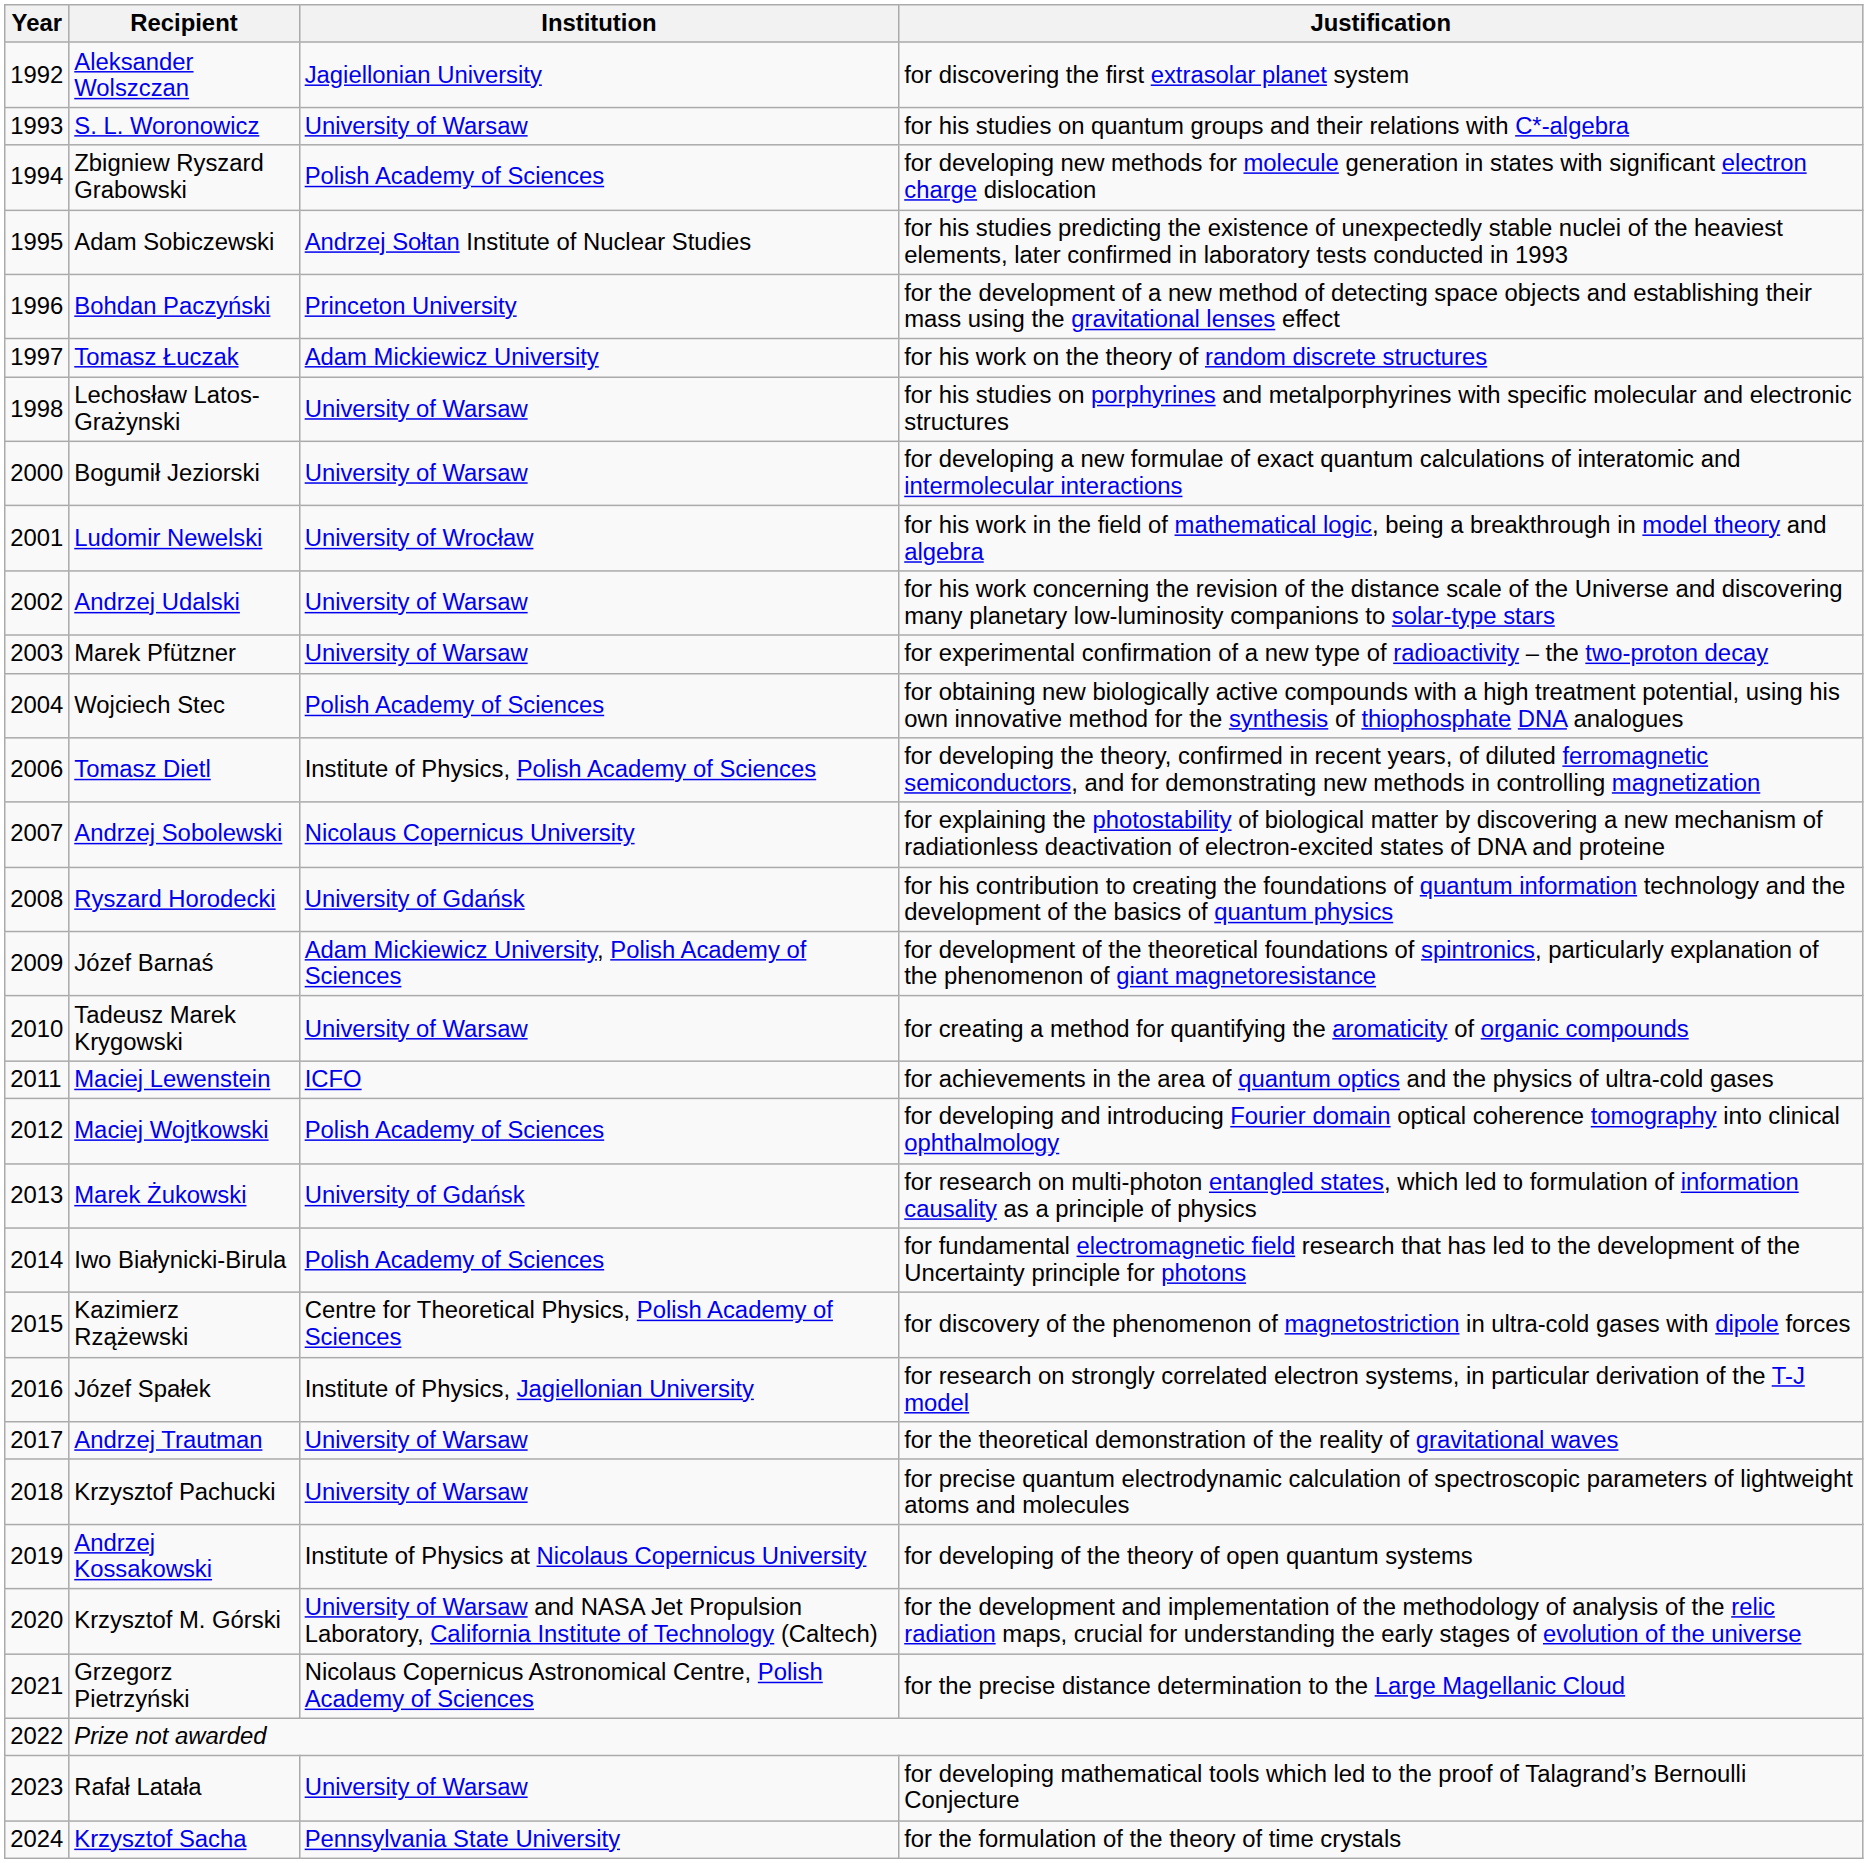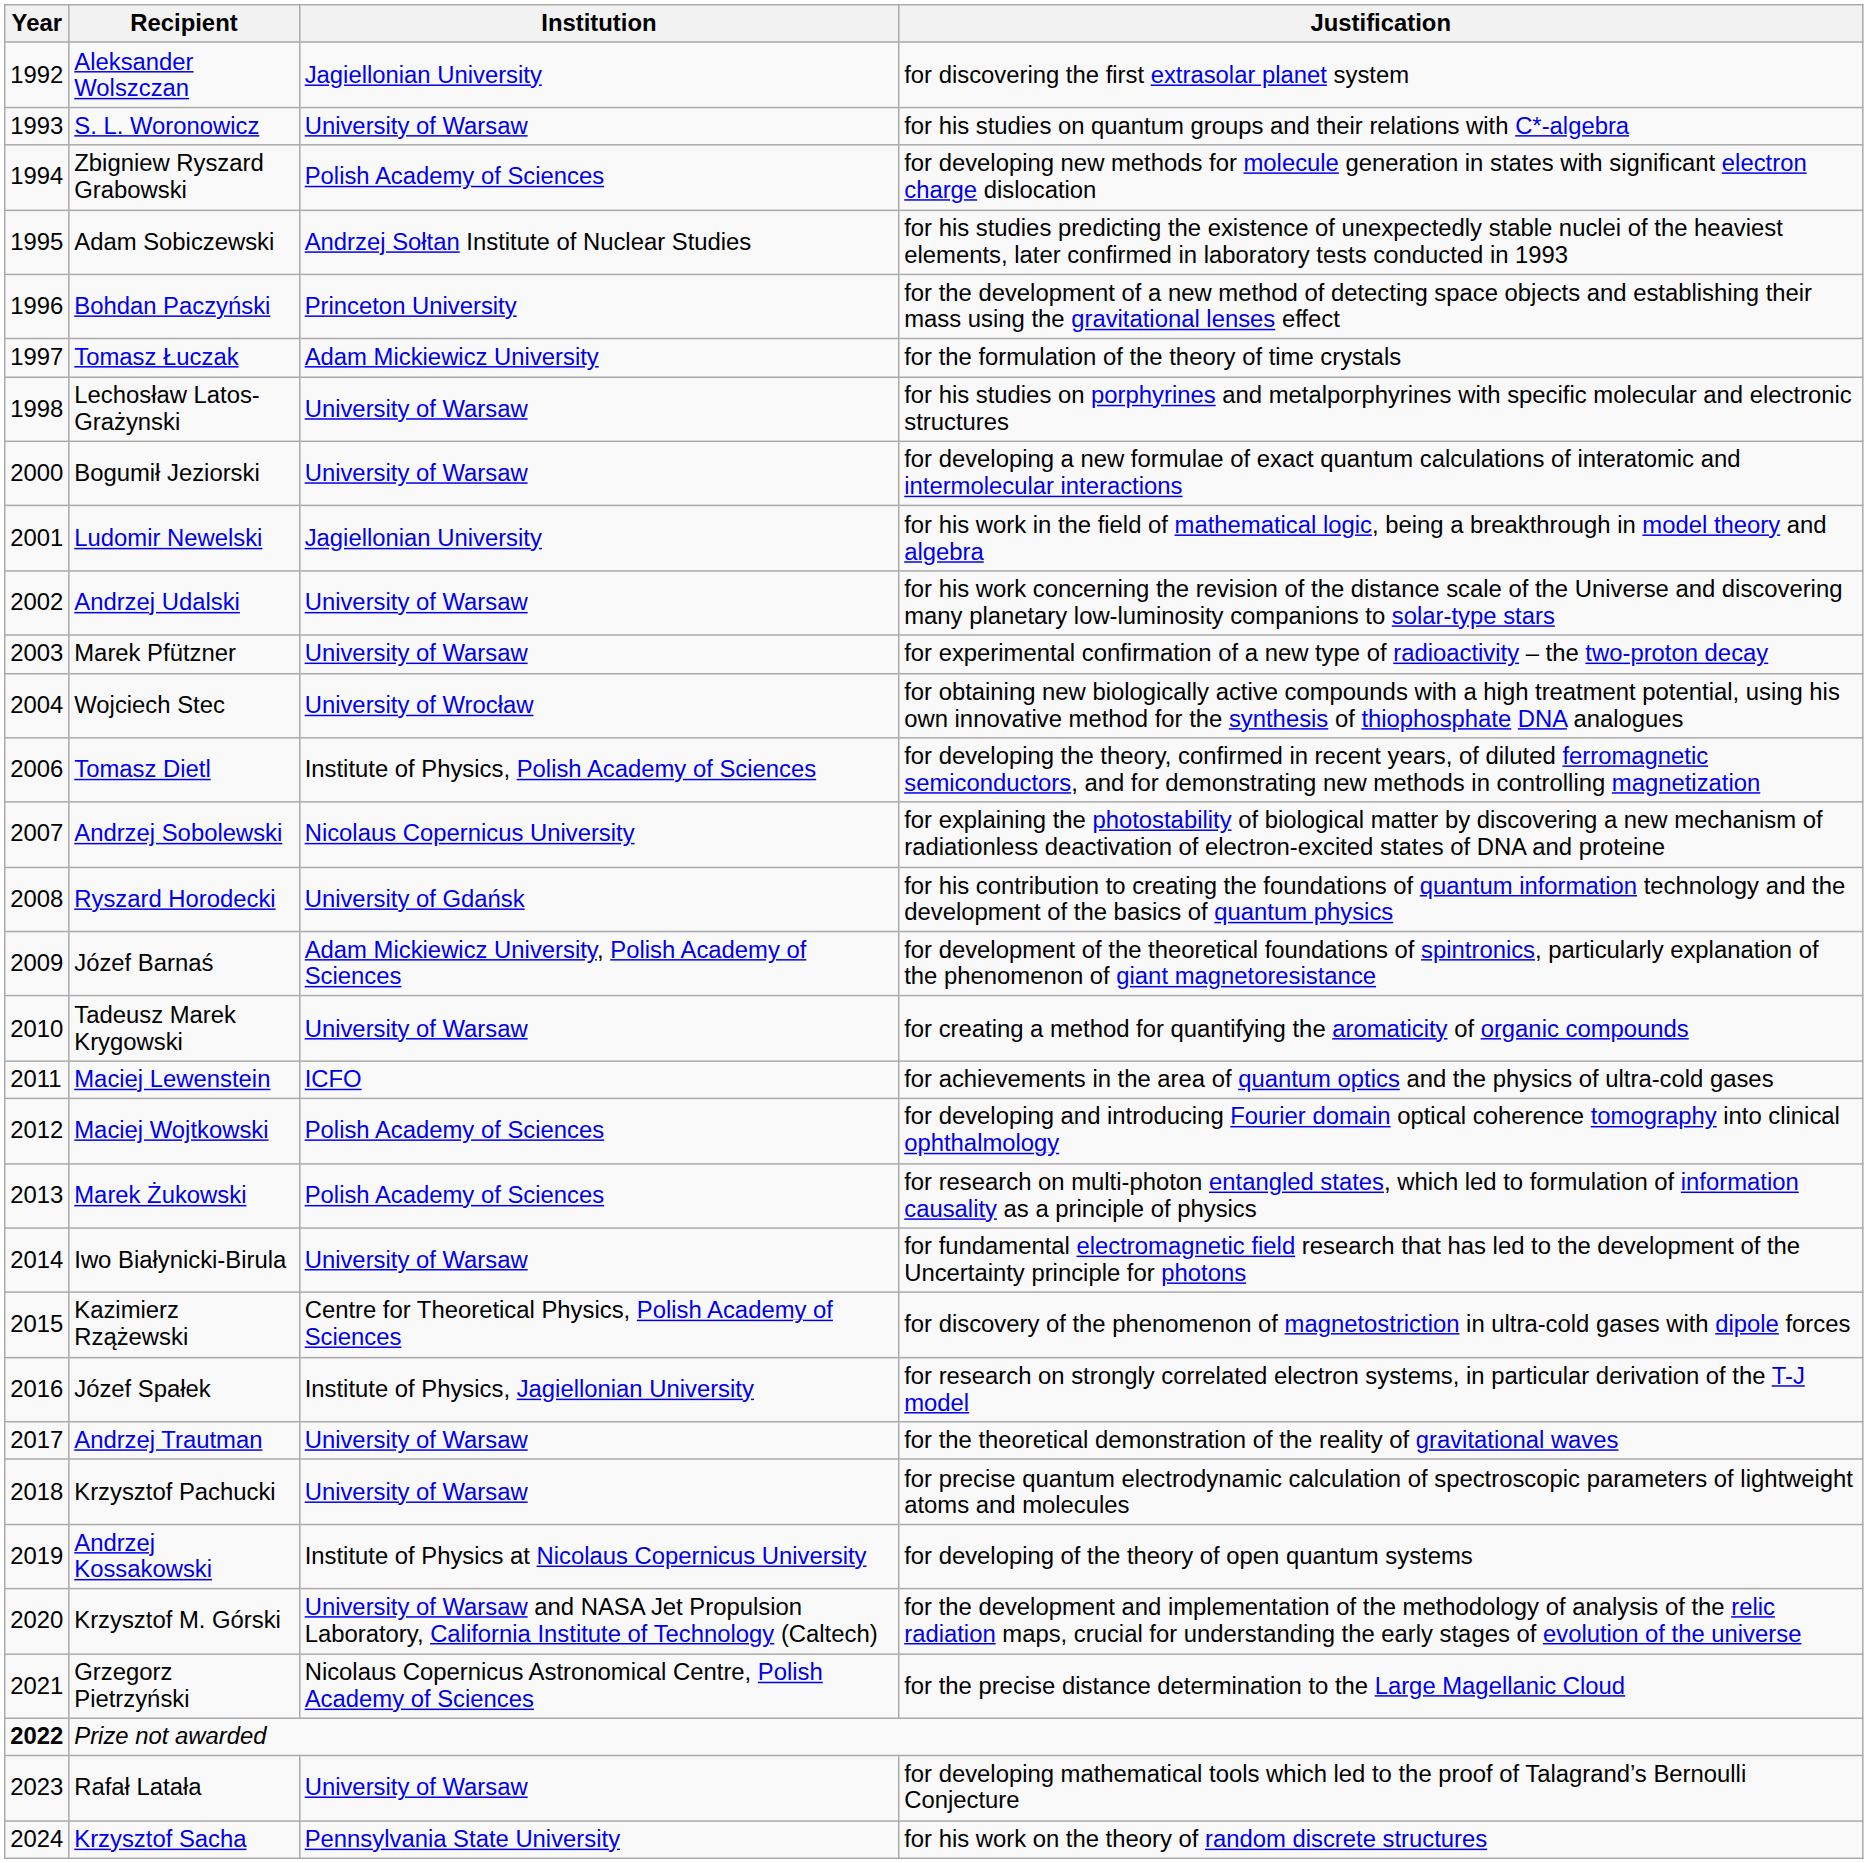(1196, 357) for his work on the theory of random discrete structures -> (1153, 357) for the formulation of the theory of time crystals
(419, 538) University of Wrocław -> (423, 538) Jagiellonian University
(454, 705) Polish Academy of Sciences -> (419, 705) University of Wrocław
(415, 1195) University of Gdańsk -> (454, 1195) Polish Academy of Sciences
(454, 1259) Polish Academy of Sciences -> (416, 1259) University of Warsaw
(37, 1736) normal -> (37, 1736) bold
(1153, 1839) for the formulation of the theory of time crystals -> (1196, 1839) for his work on the theory of random discrete structures
